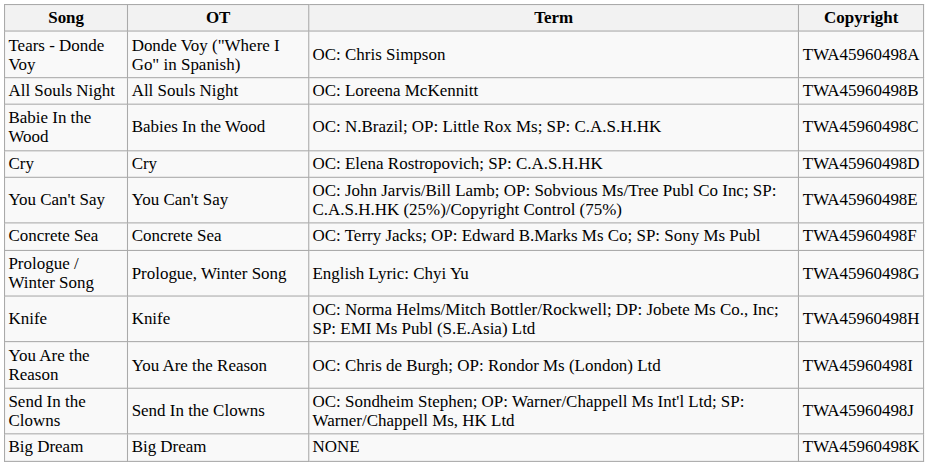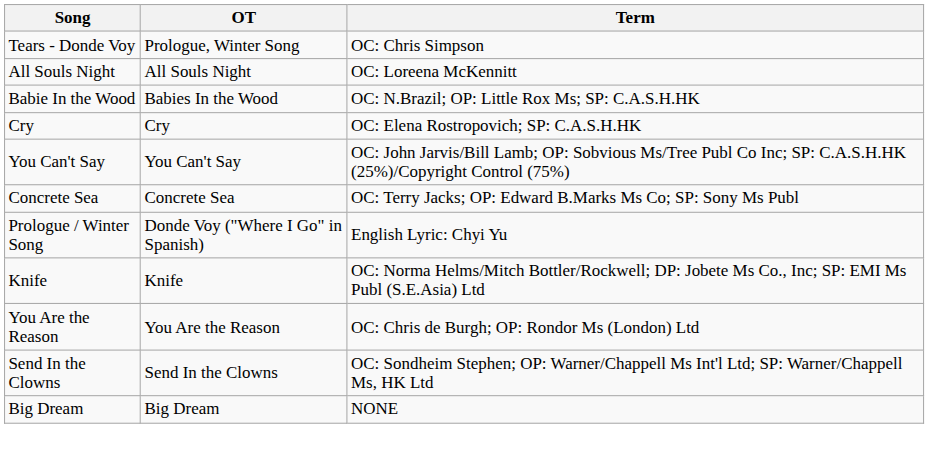- column: (861, 17)
(206, 54) Donde Voy ("Where I Go" in Spanish) -> (222, 44) Prologue, Winter Song
(209, 273) Prologue, Winter Song -> (243, 234) Donde Voy ("Where I Go" in Spanish)
